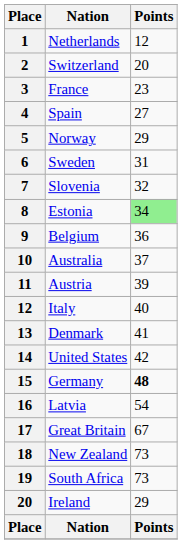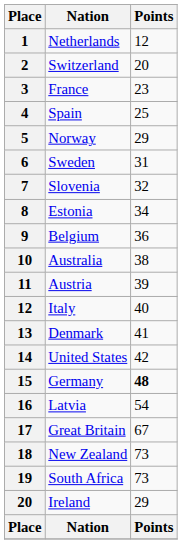(141, 114) 27 -> (141, 114) 25
(141, 211) lightgreen background -> (141, 211) no background
(141, 259) 37 -> (141, 259) 38
